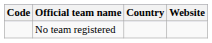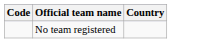- column: (187, 12)
